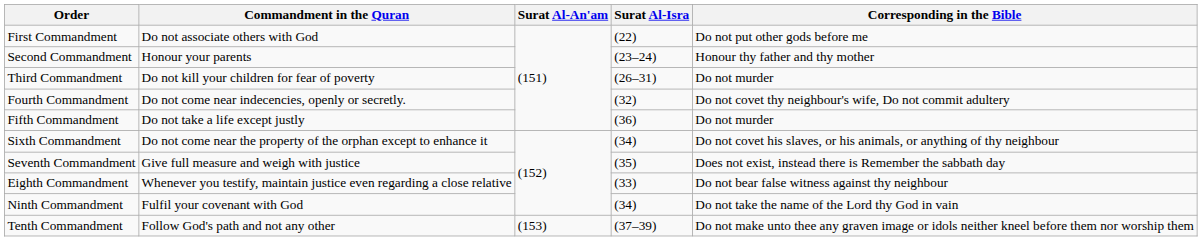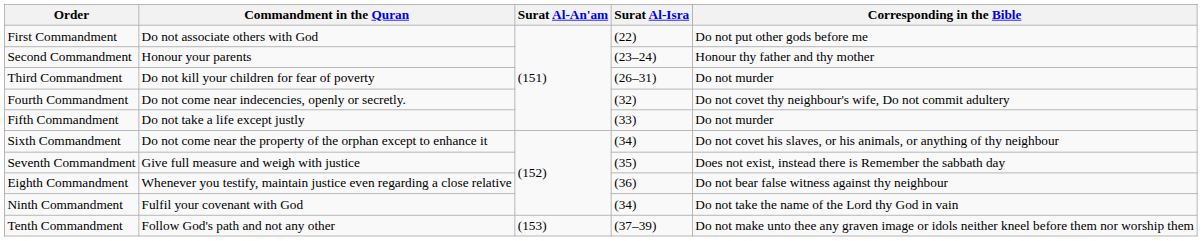(625, 120) (36) -> (625, 120) (33)
(625, 183) (33) -> (625, 183) (36)
